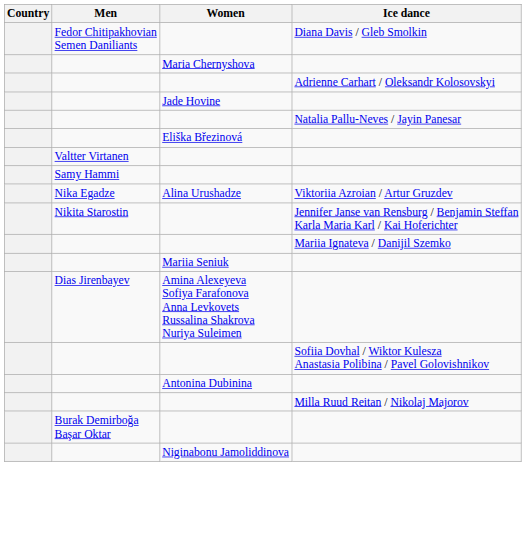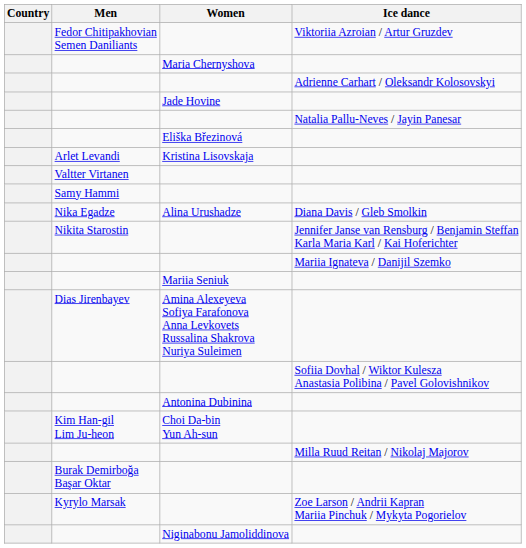(361, 32) Diana Davis / Gleb Smolkin -> (374, 32) Viktoriia Azroian / Artur Gruzdev
+ row: (87, 156)
(374, 193) Viktoriia Azroian / Artur Gruzdev -> (361, 212) Diana Davis / Gleb Smolkin
+ row: (84, 427)
+ row: (90, 502)
